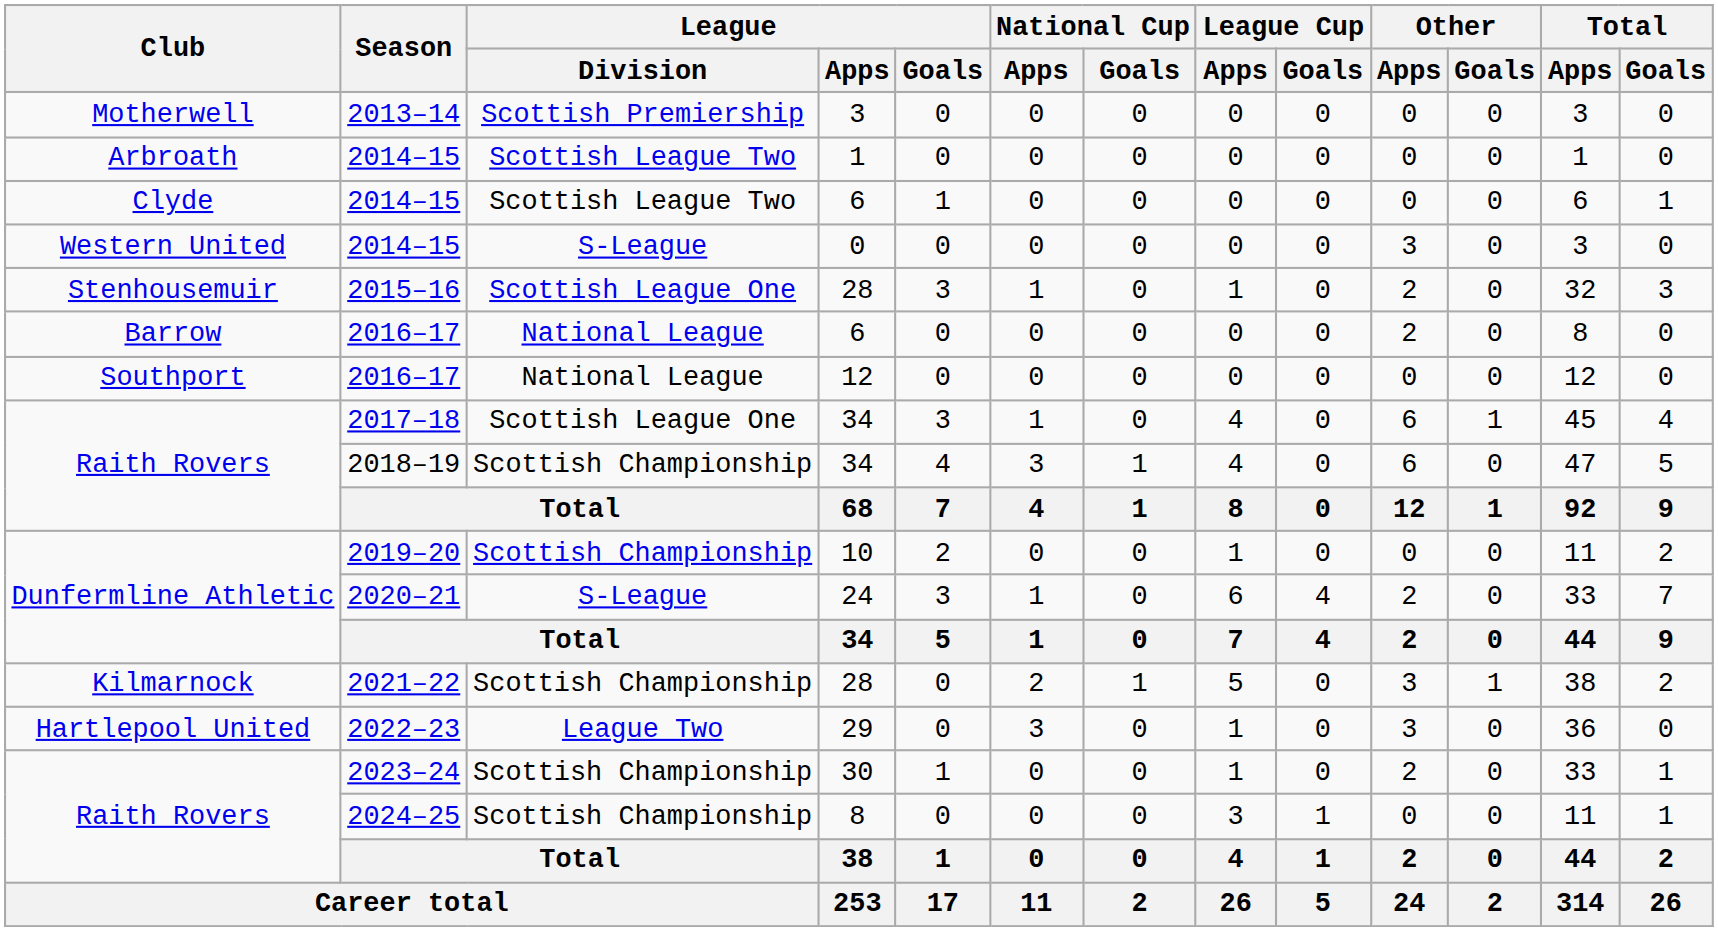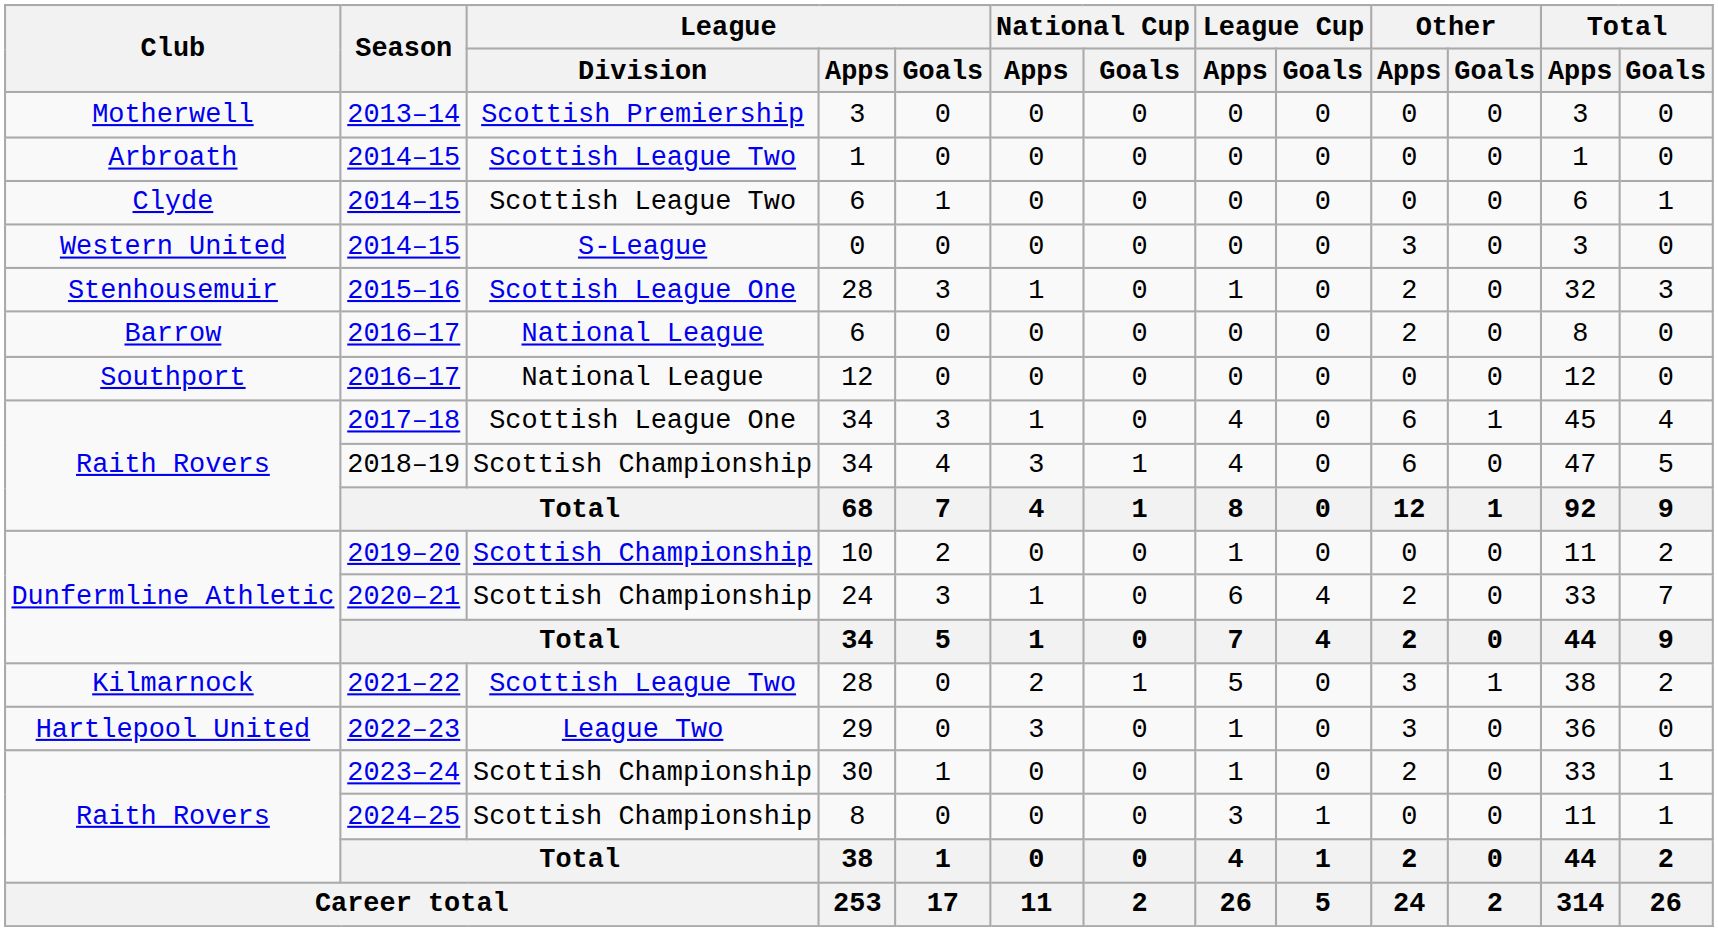(643, 597) S-League -> (643, 597) Scottish Championship
(643, 685) Scottish Championship -> (643, 685) Scottish League Two
